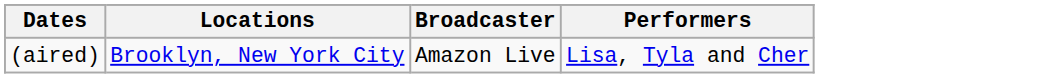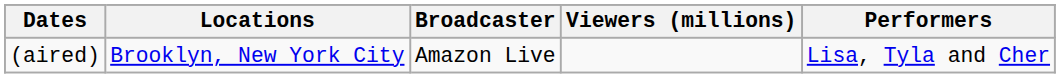+ column: (681, 22)
